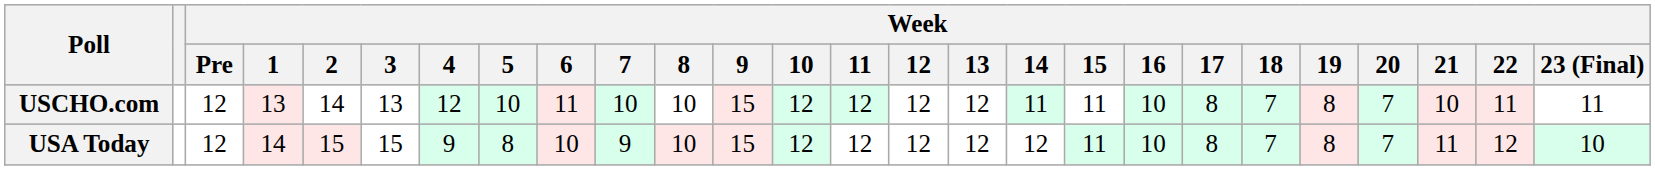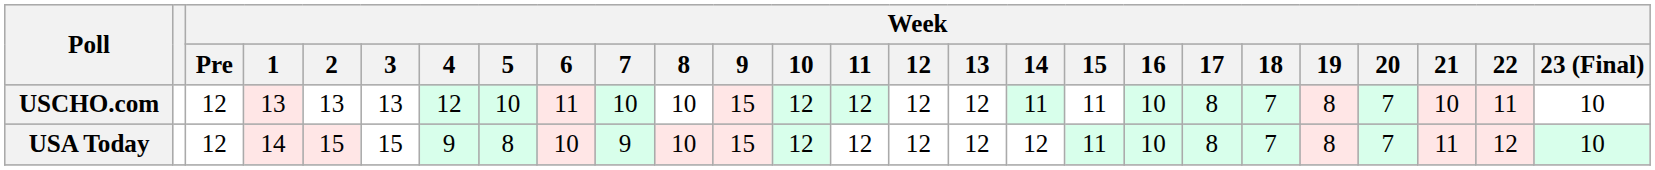(332, 104) 14 -> (332, 104) 13
(1592, 104) 11 -> (1592, 104) 10
